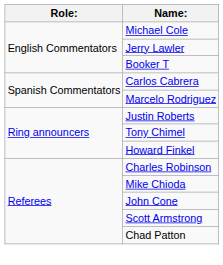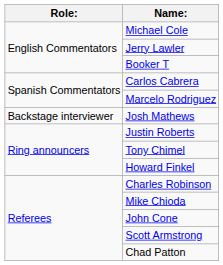+ row: (160, 116)
